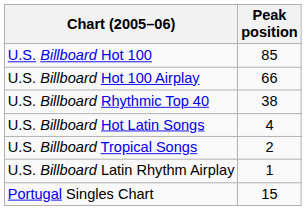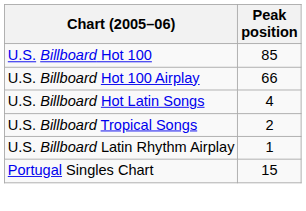- row: (108, 101)
